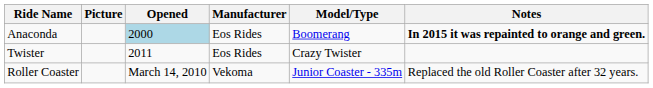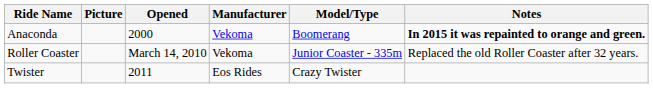(141, 33) lightblue background -> (141, 33) no background
(237, 33) Eos Rides -> (232, 33) Vekoma
rows swapped: (43, 72) <-> (26, 53)
